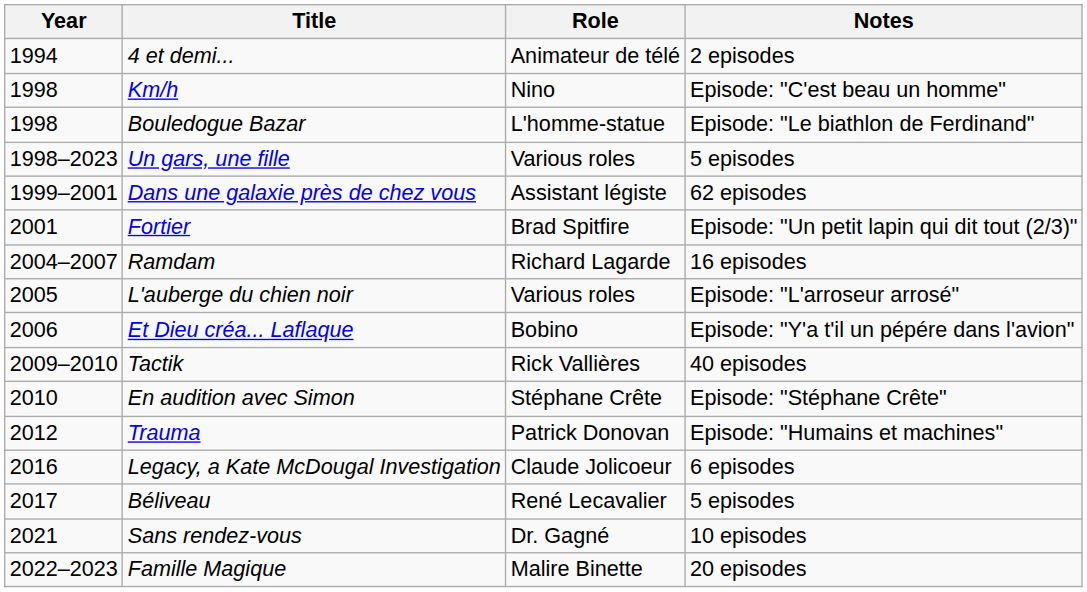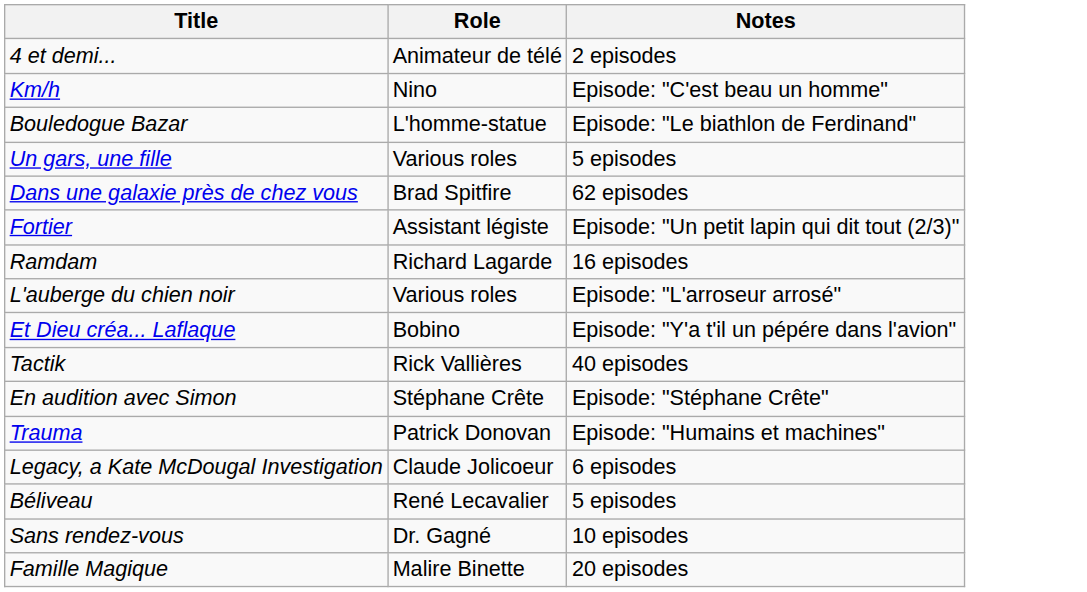- column: (64, 21)
(589, 192) Assistant légiste -> (452, 192) Brad Spitfire
(570, 227) Brad Spitfire -> (471, 227) Assistant légiste
